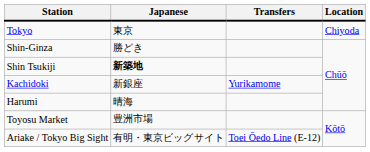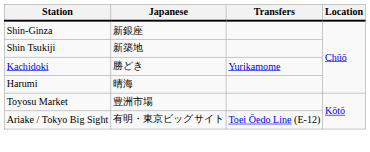- row: (19, 30)
(128, 48) 勝どき -> (128, 30) 新銀座
(128, 66) bold -> (128, 48) normal
(128, 83) 新銀座 -> (128, 66) 勝どき
